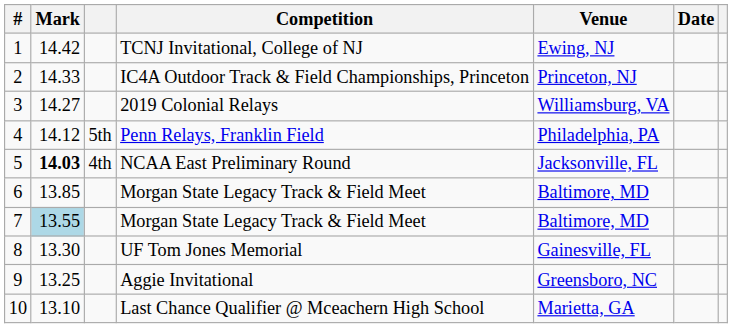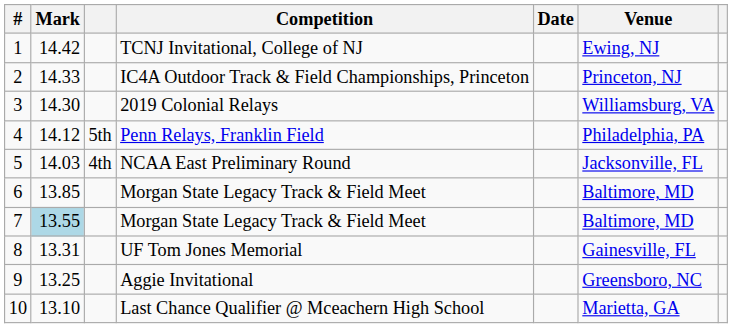columns swapped: (603, 18) <-> (696, 18)
(59, 105) 14.27 -> (59, 105) 14.30
(59, 163) bold -> (59, 163) normal
(59, 250) 13.30 -> (59, 250) 13.31
